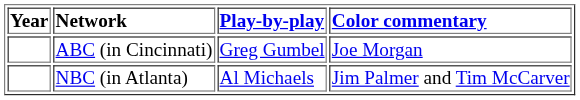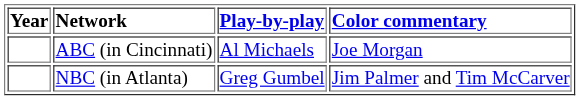(272, 49) Greg Gumbel -> (267, 49) Al Michaels
(267, 78) Al Michaels -> (272, 78) Greg Gumbel
